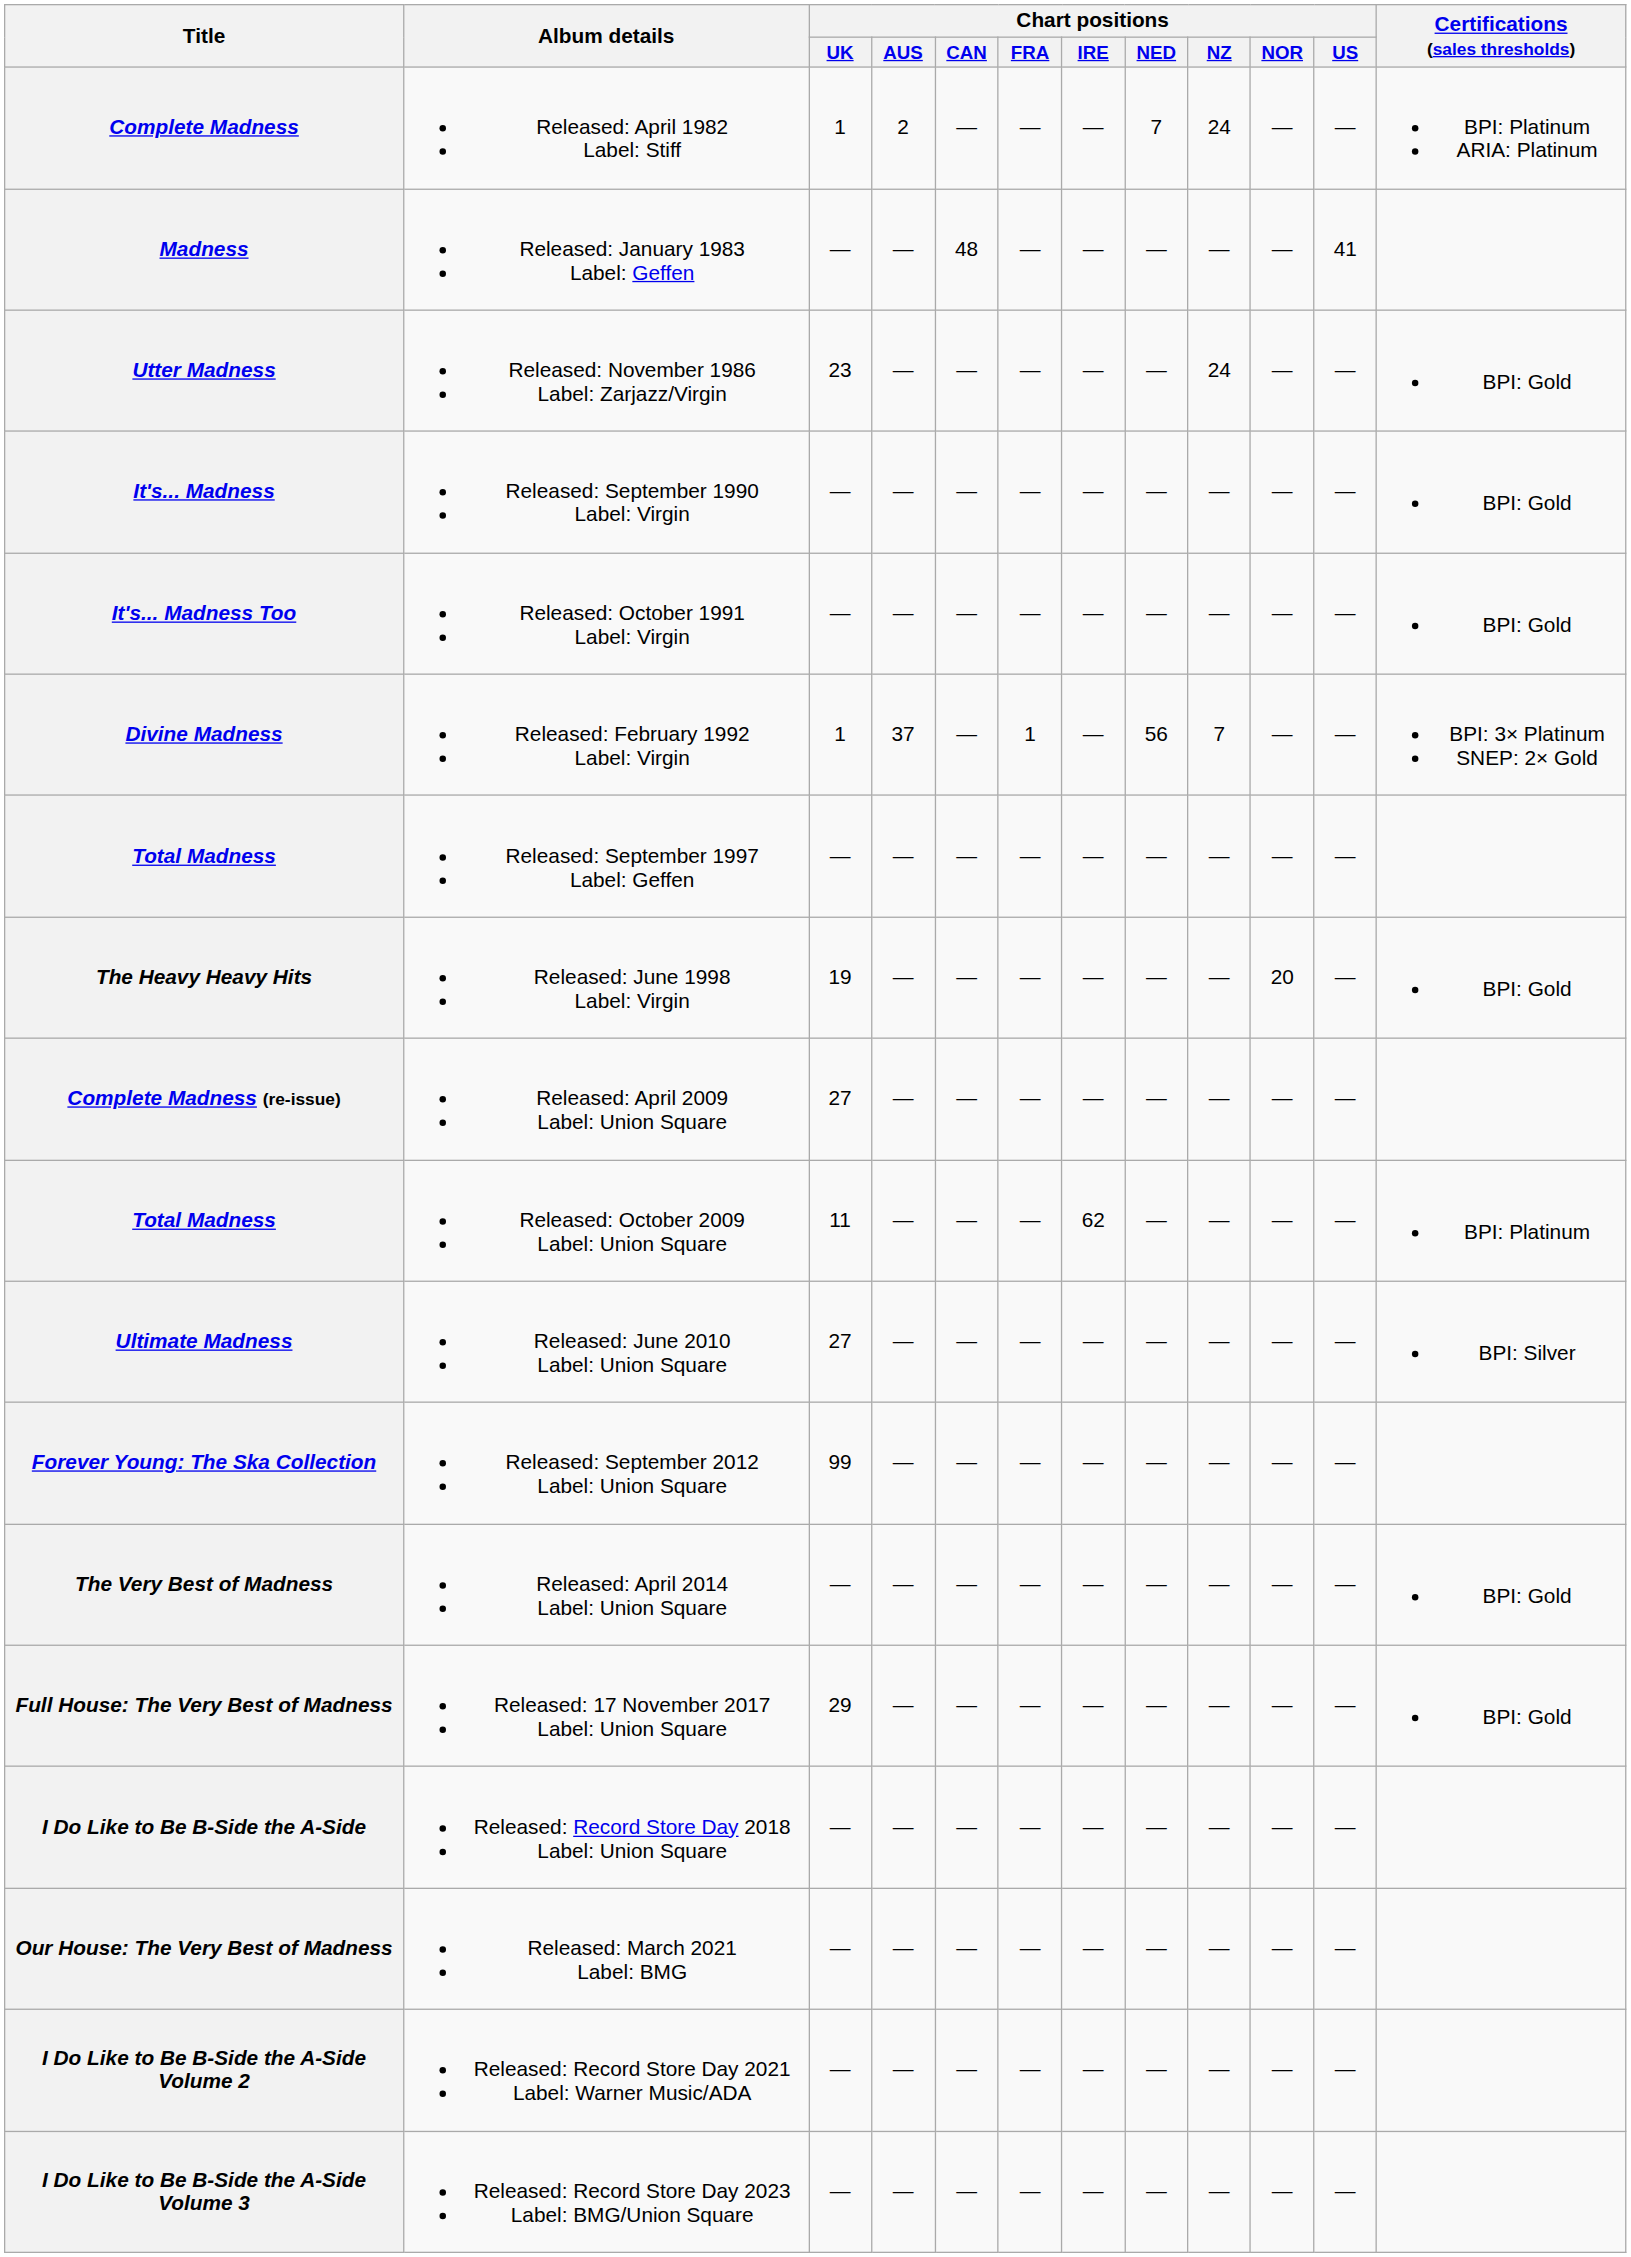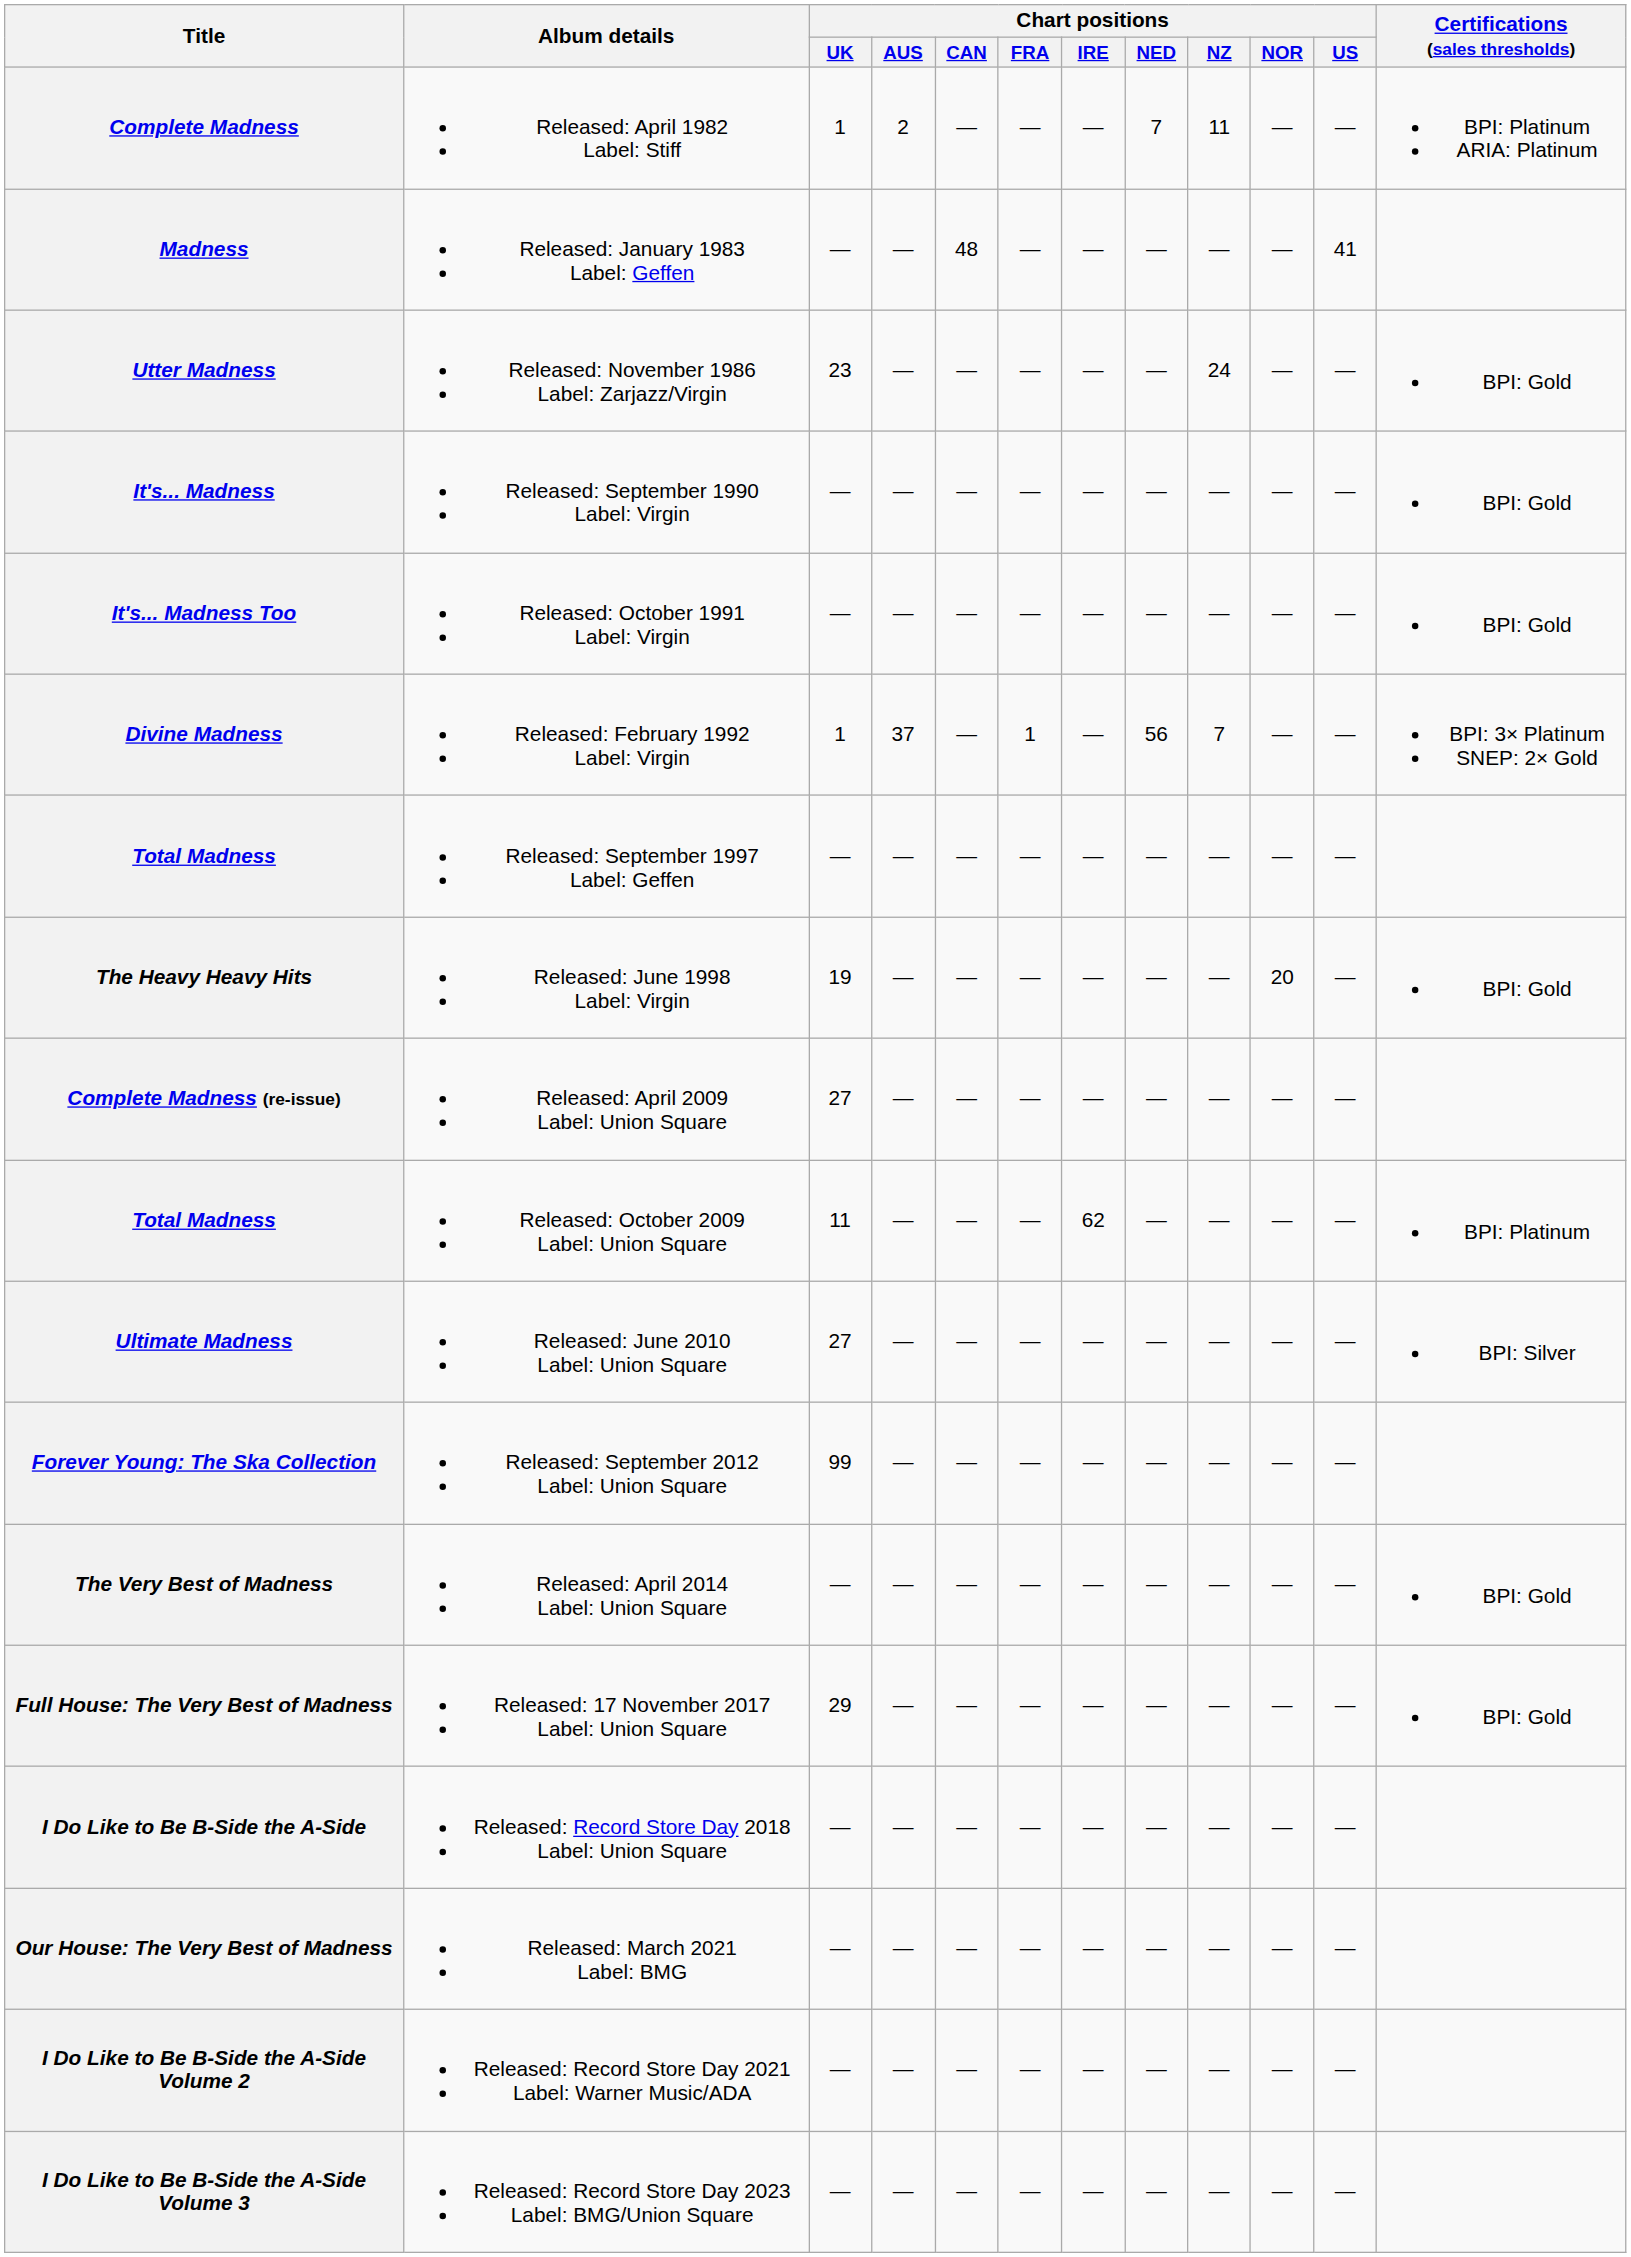(1219, 127) 24 -> (1219, 127) 11
